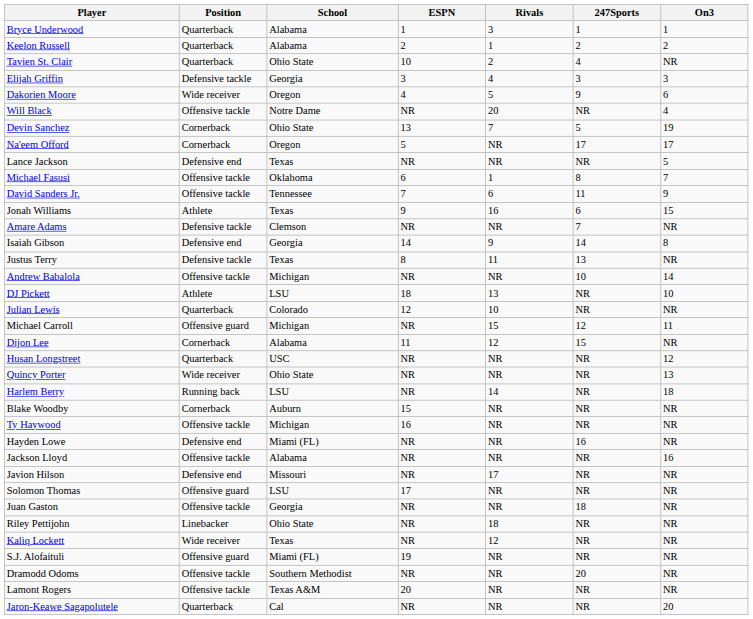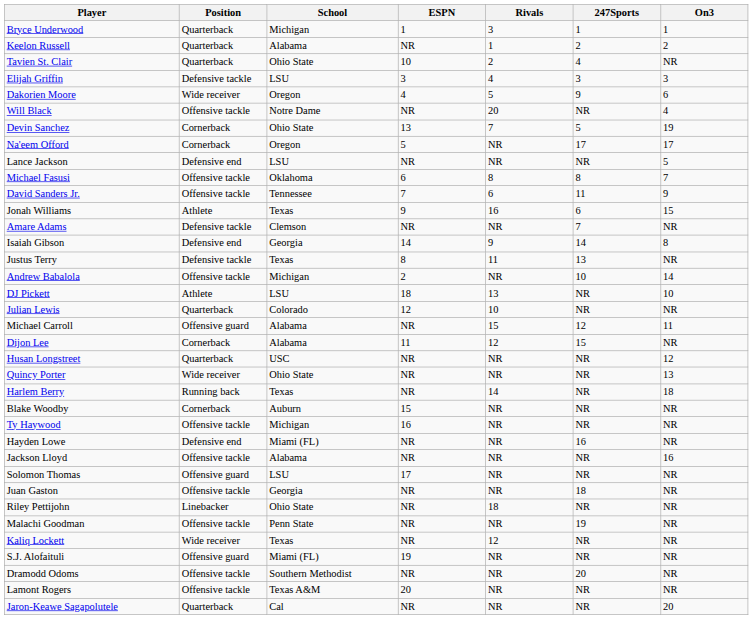(288, 29) Alabama -> (289, 29) Michigan
(403, 45) 2 -> (408, 45) NR
(286, 78) Georgia -> (279, 78) LSU
(281, 161) Texas -> (279, 161) LSU
(491, 177) 1 -> (491, 177) 8
(408, 276) NR -> (403, 276) 2
(289, 326) Michigan -> (288, 326) Alabama
(279, 392) LSU -> (281, 392) Texas
- row: (35, 474)
+ row: (46, 524)
